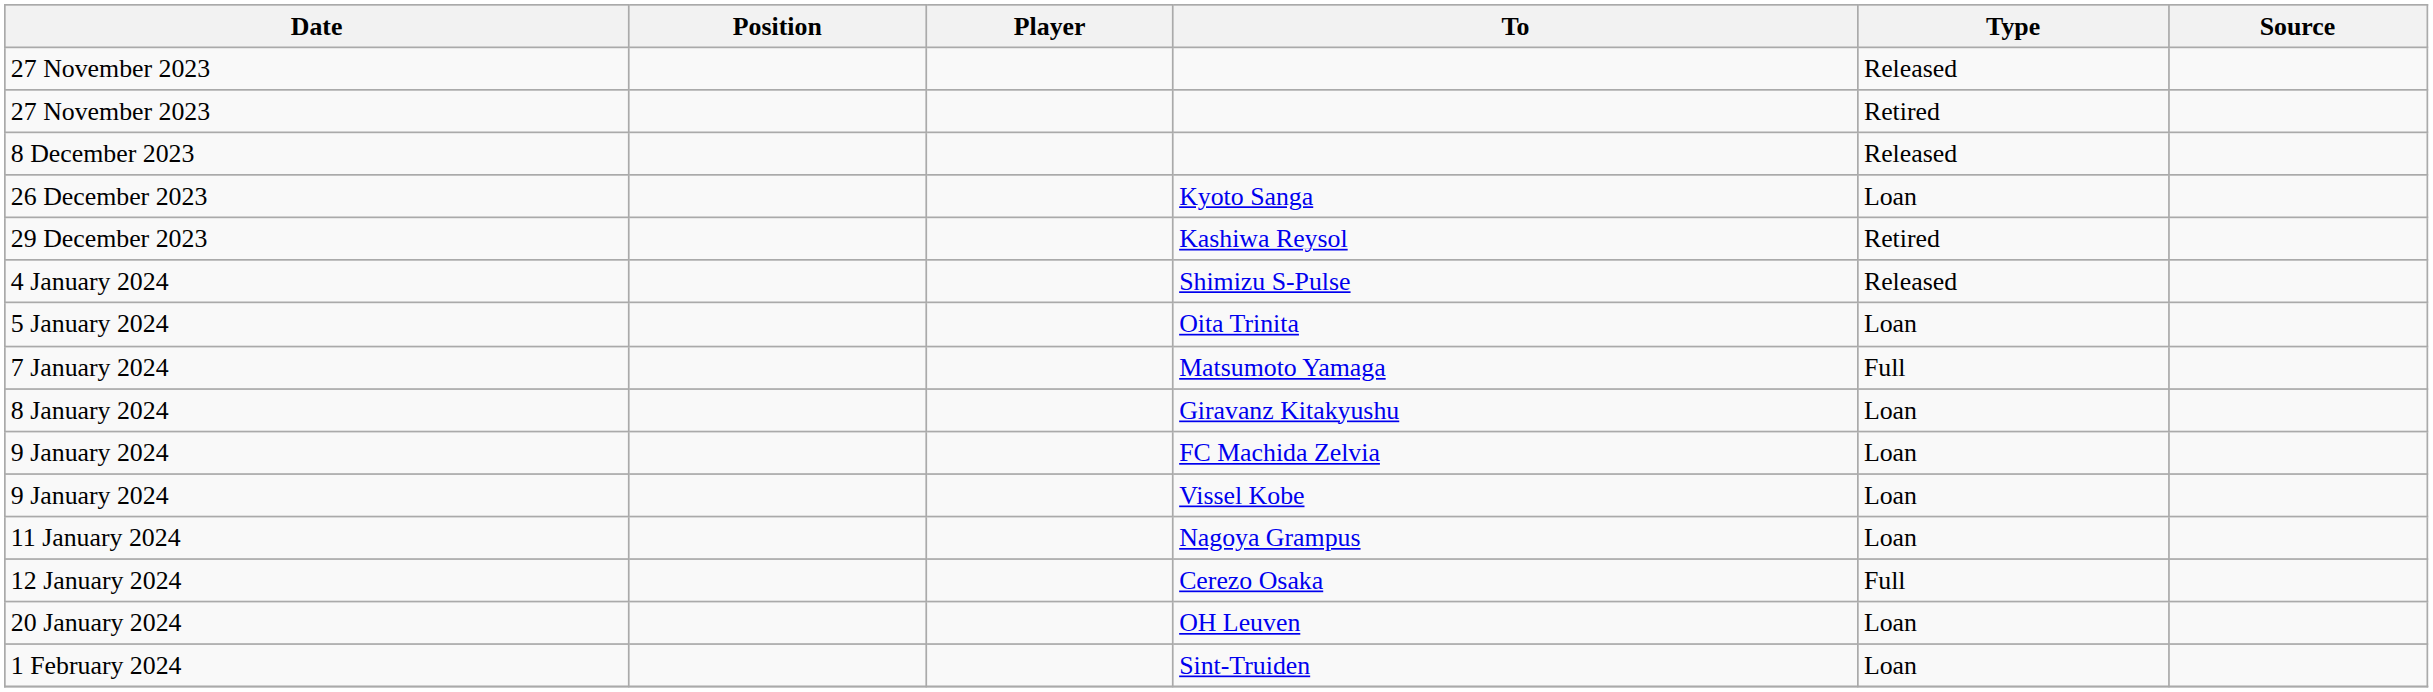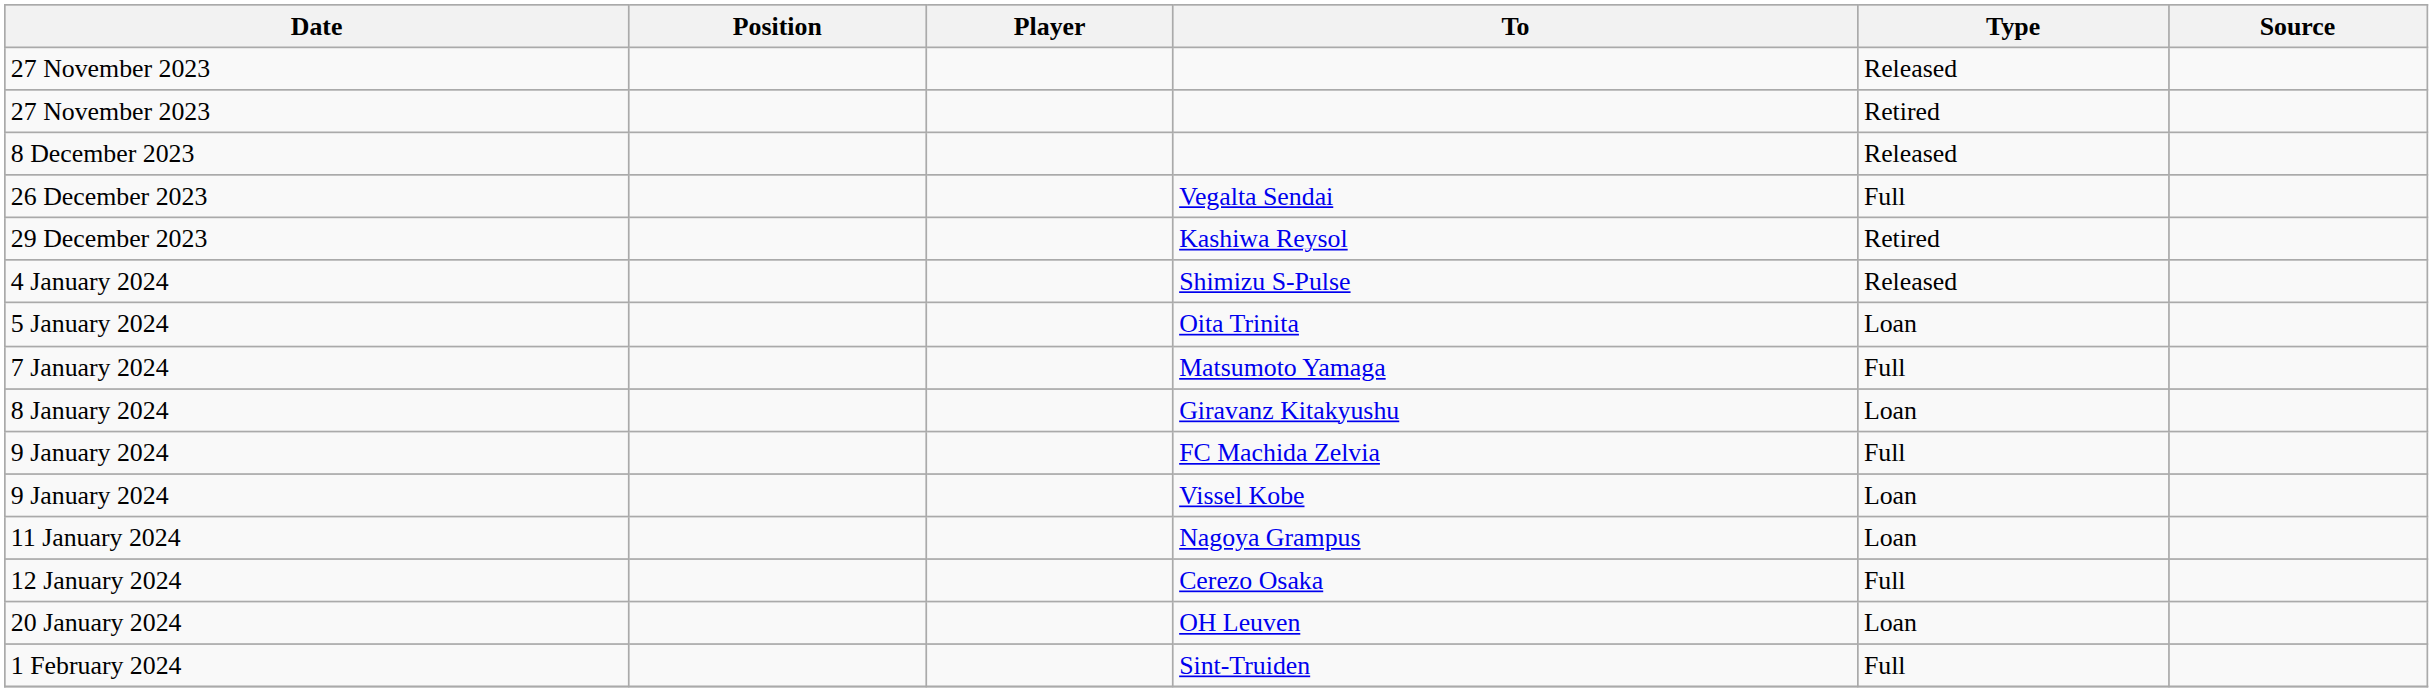+ row: (109, 196)
- row: (109, 196)
(1890, 452) Loan -> (1885, 452) Full
(1890, 665) Loan -> (1885, 665) Full
